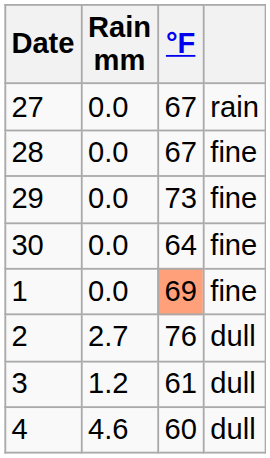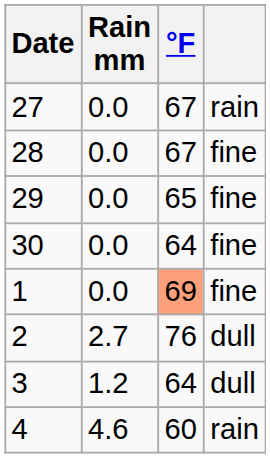(181, 198) 73 -> (181, 198) 65
(181, 383) 61 -> (181, 383) 64
(233, 429) dull -> (235, 429) rain
